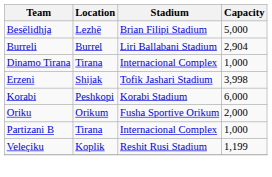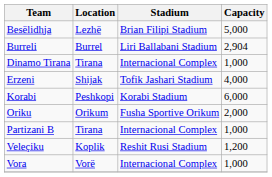(236, 79) 3,998 -> (236, 79) 4,000
(236, 146) 1,199 -> (236, 146) 1,200
+ row: (17, 163)
